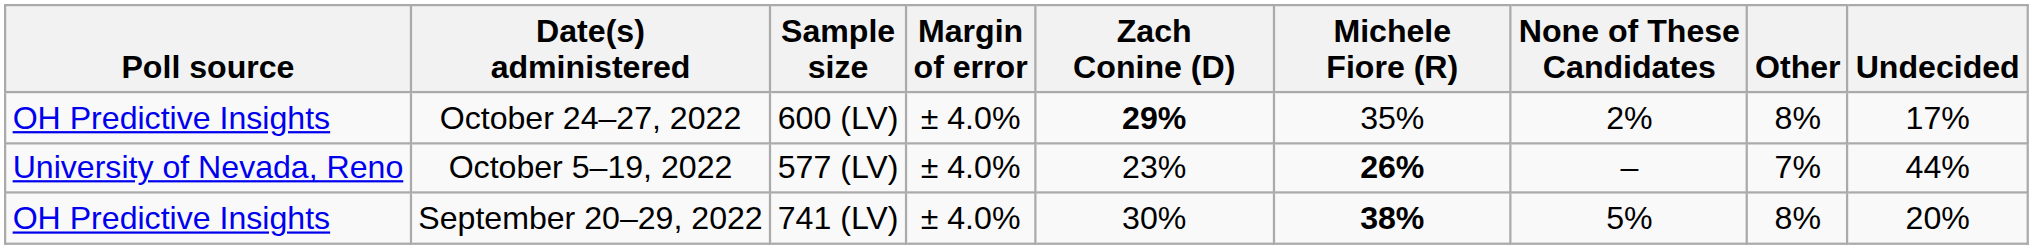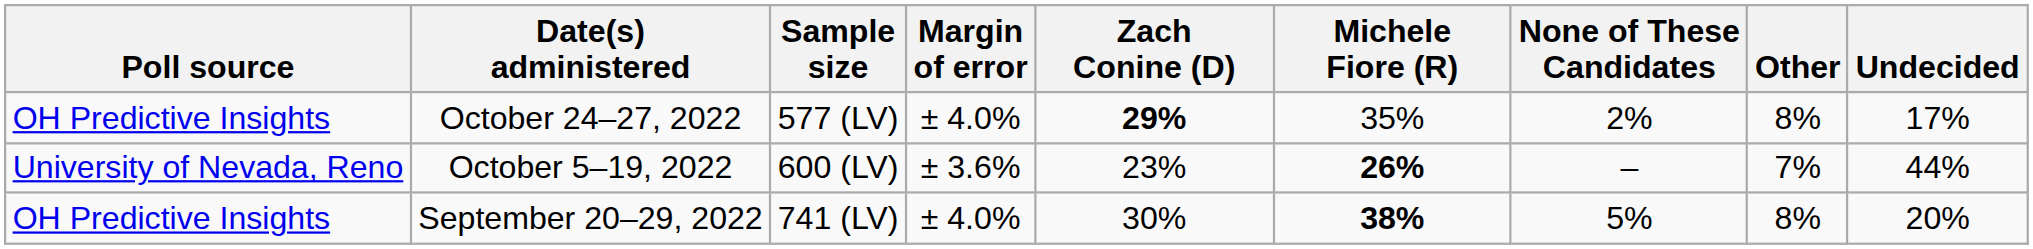(838, 117) 600 (LV) -> (838, 117) 577 (LV)
(838, 168) 577 (LV) -> (838, 168) 600 (LV)
(971, 168) ± 4.0% -> (971, 168) ± 3.6%
